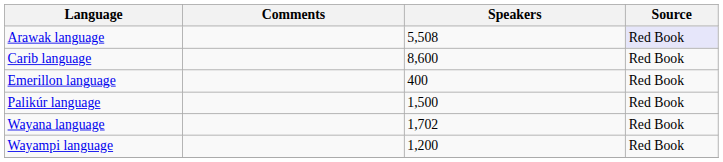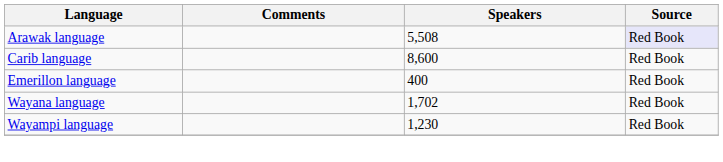- row: (54, 102)
(423, 146) 1,200 -> (423, 124) 1,230
